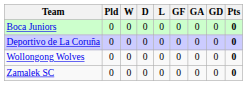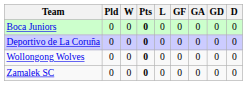columns swapped: (145, 12) <-> (234, 12)
